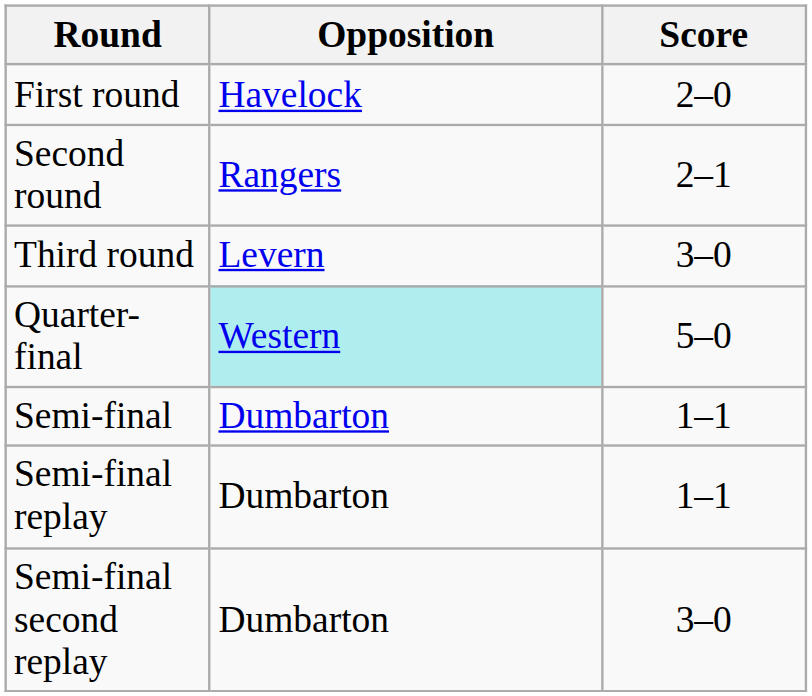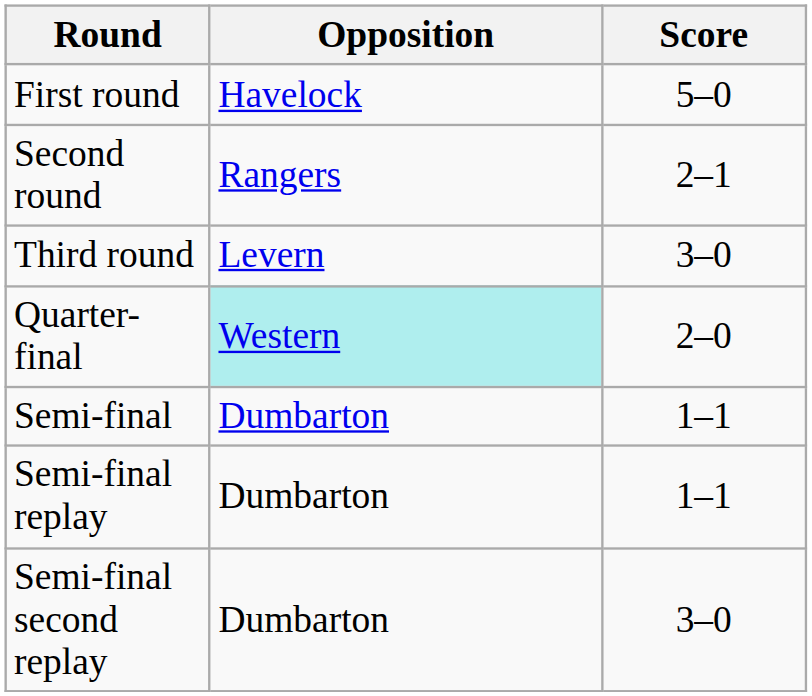(704, 94) 2–0 -> (704, 94) 5–0
(704, 335) 5–0 -> (704, 335) 2–0
